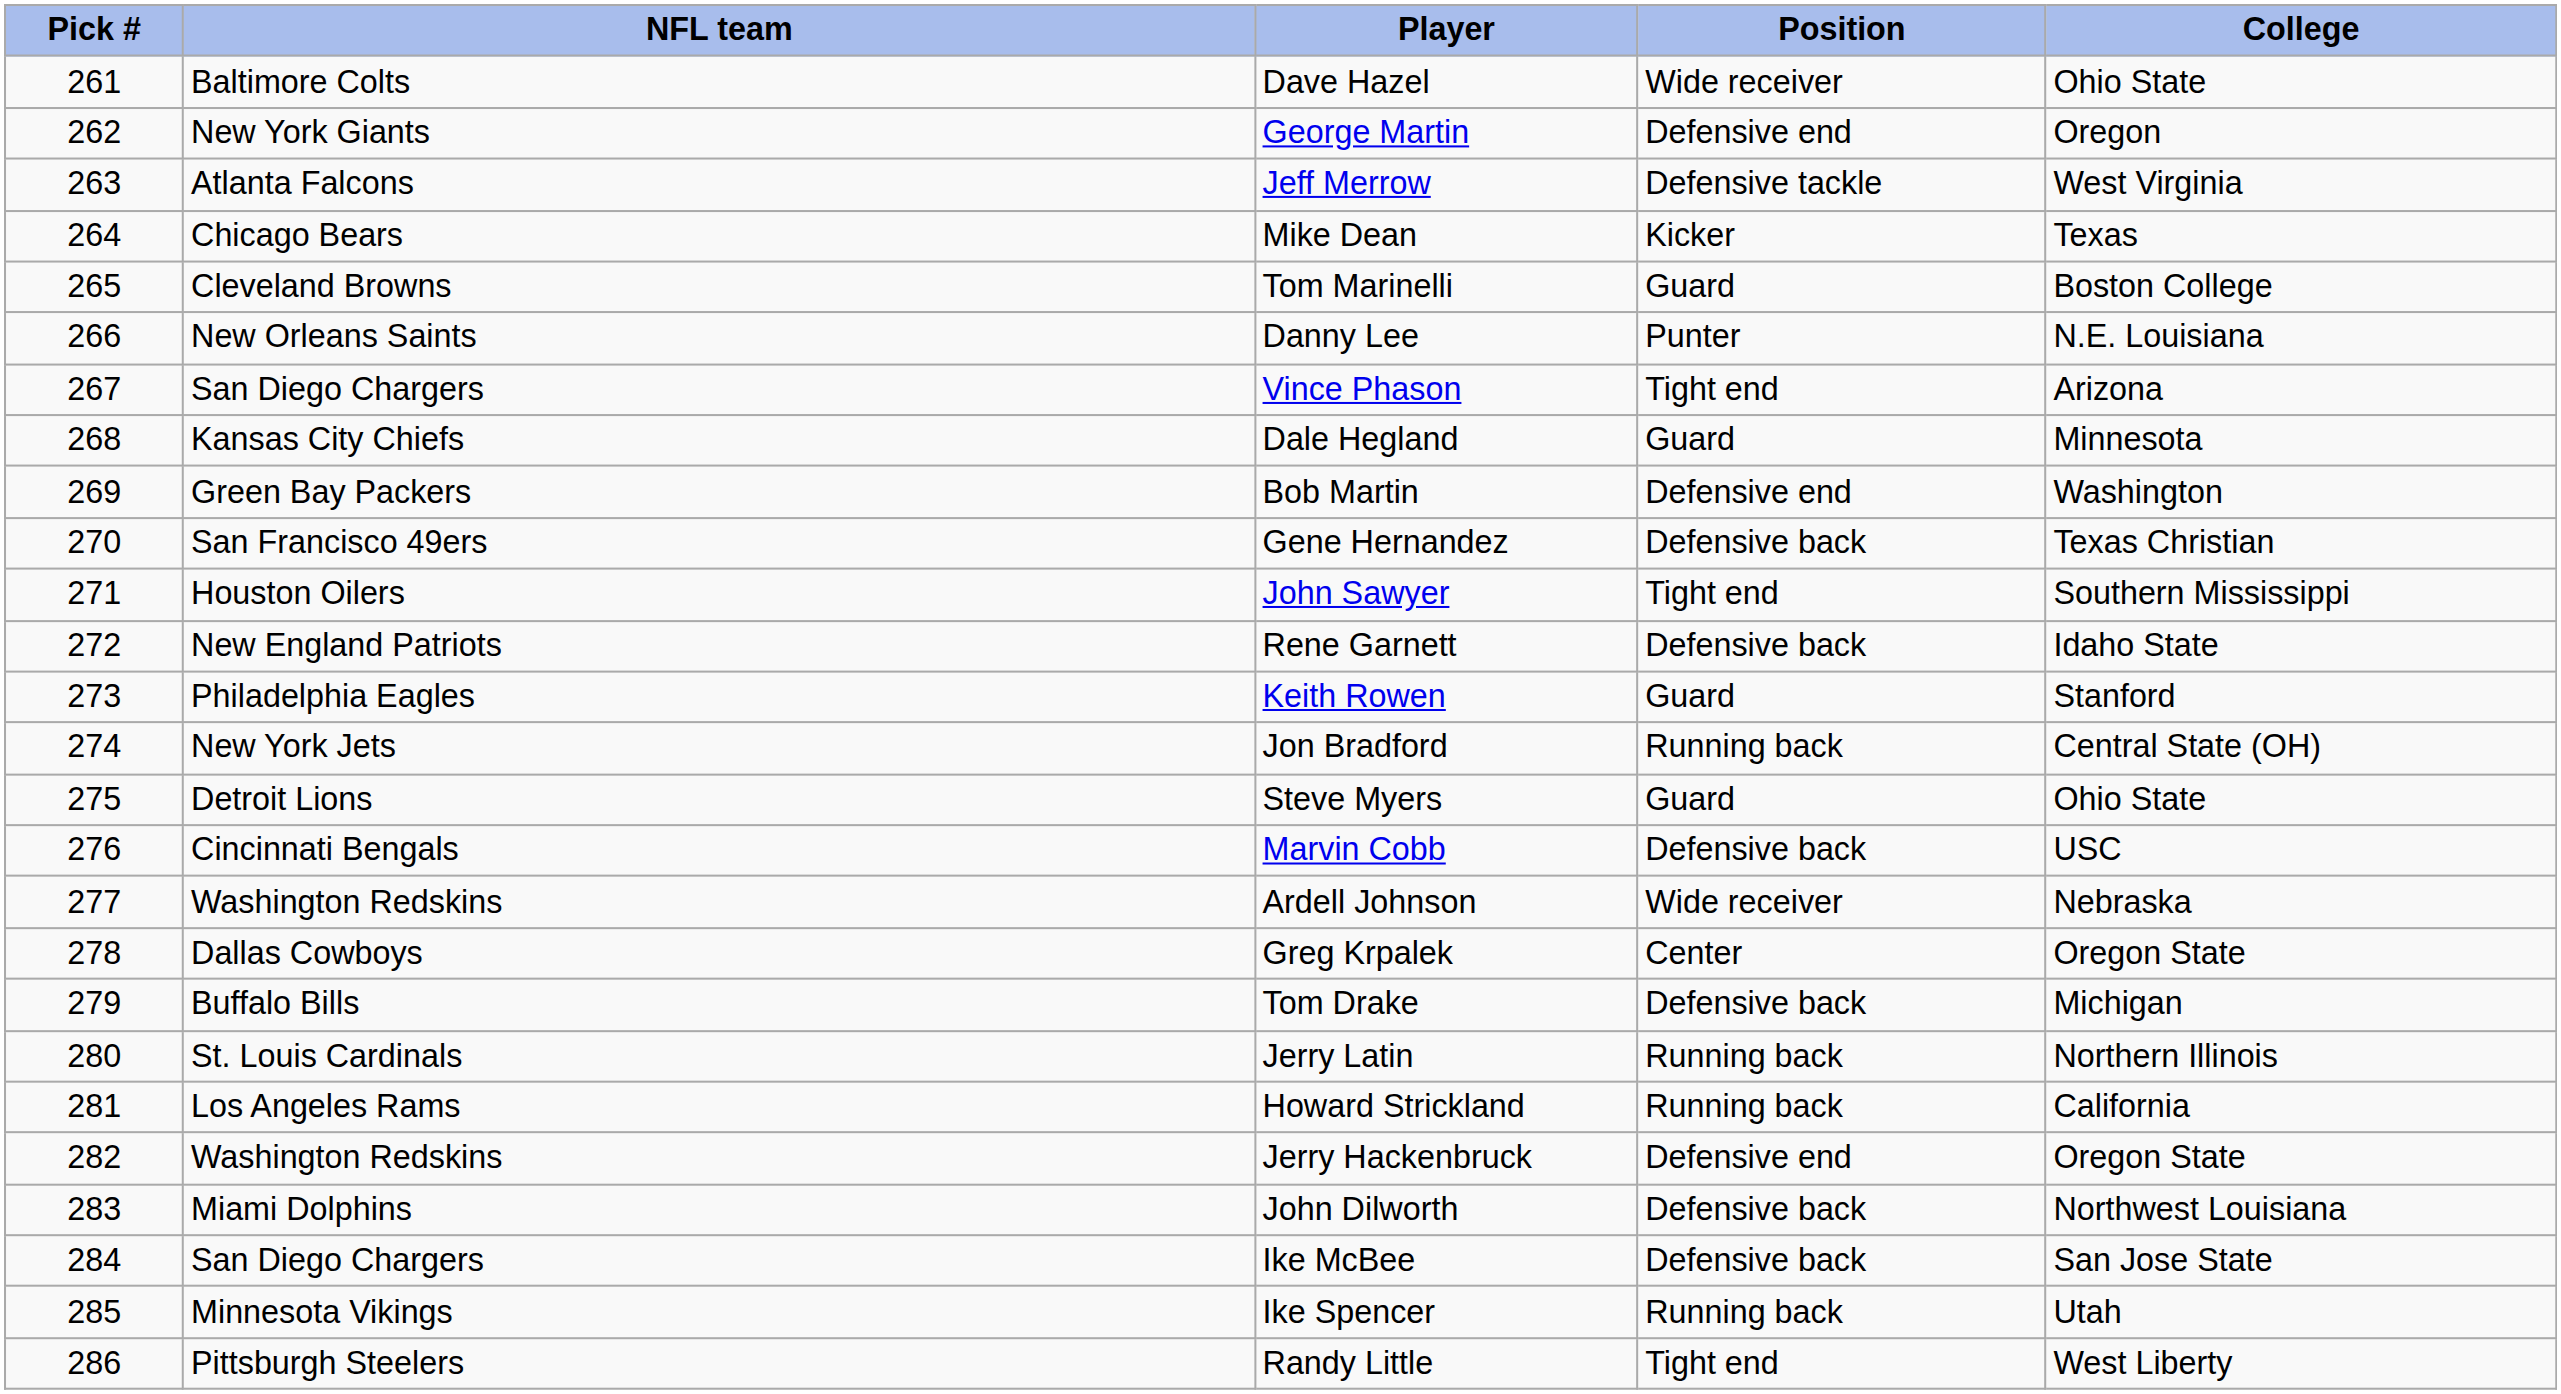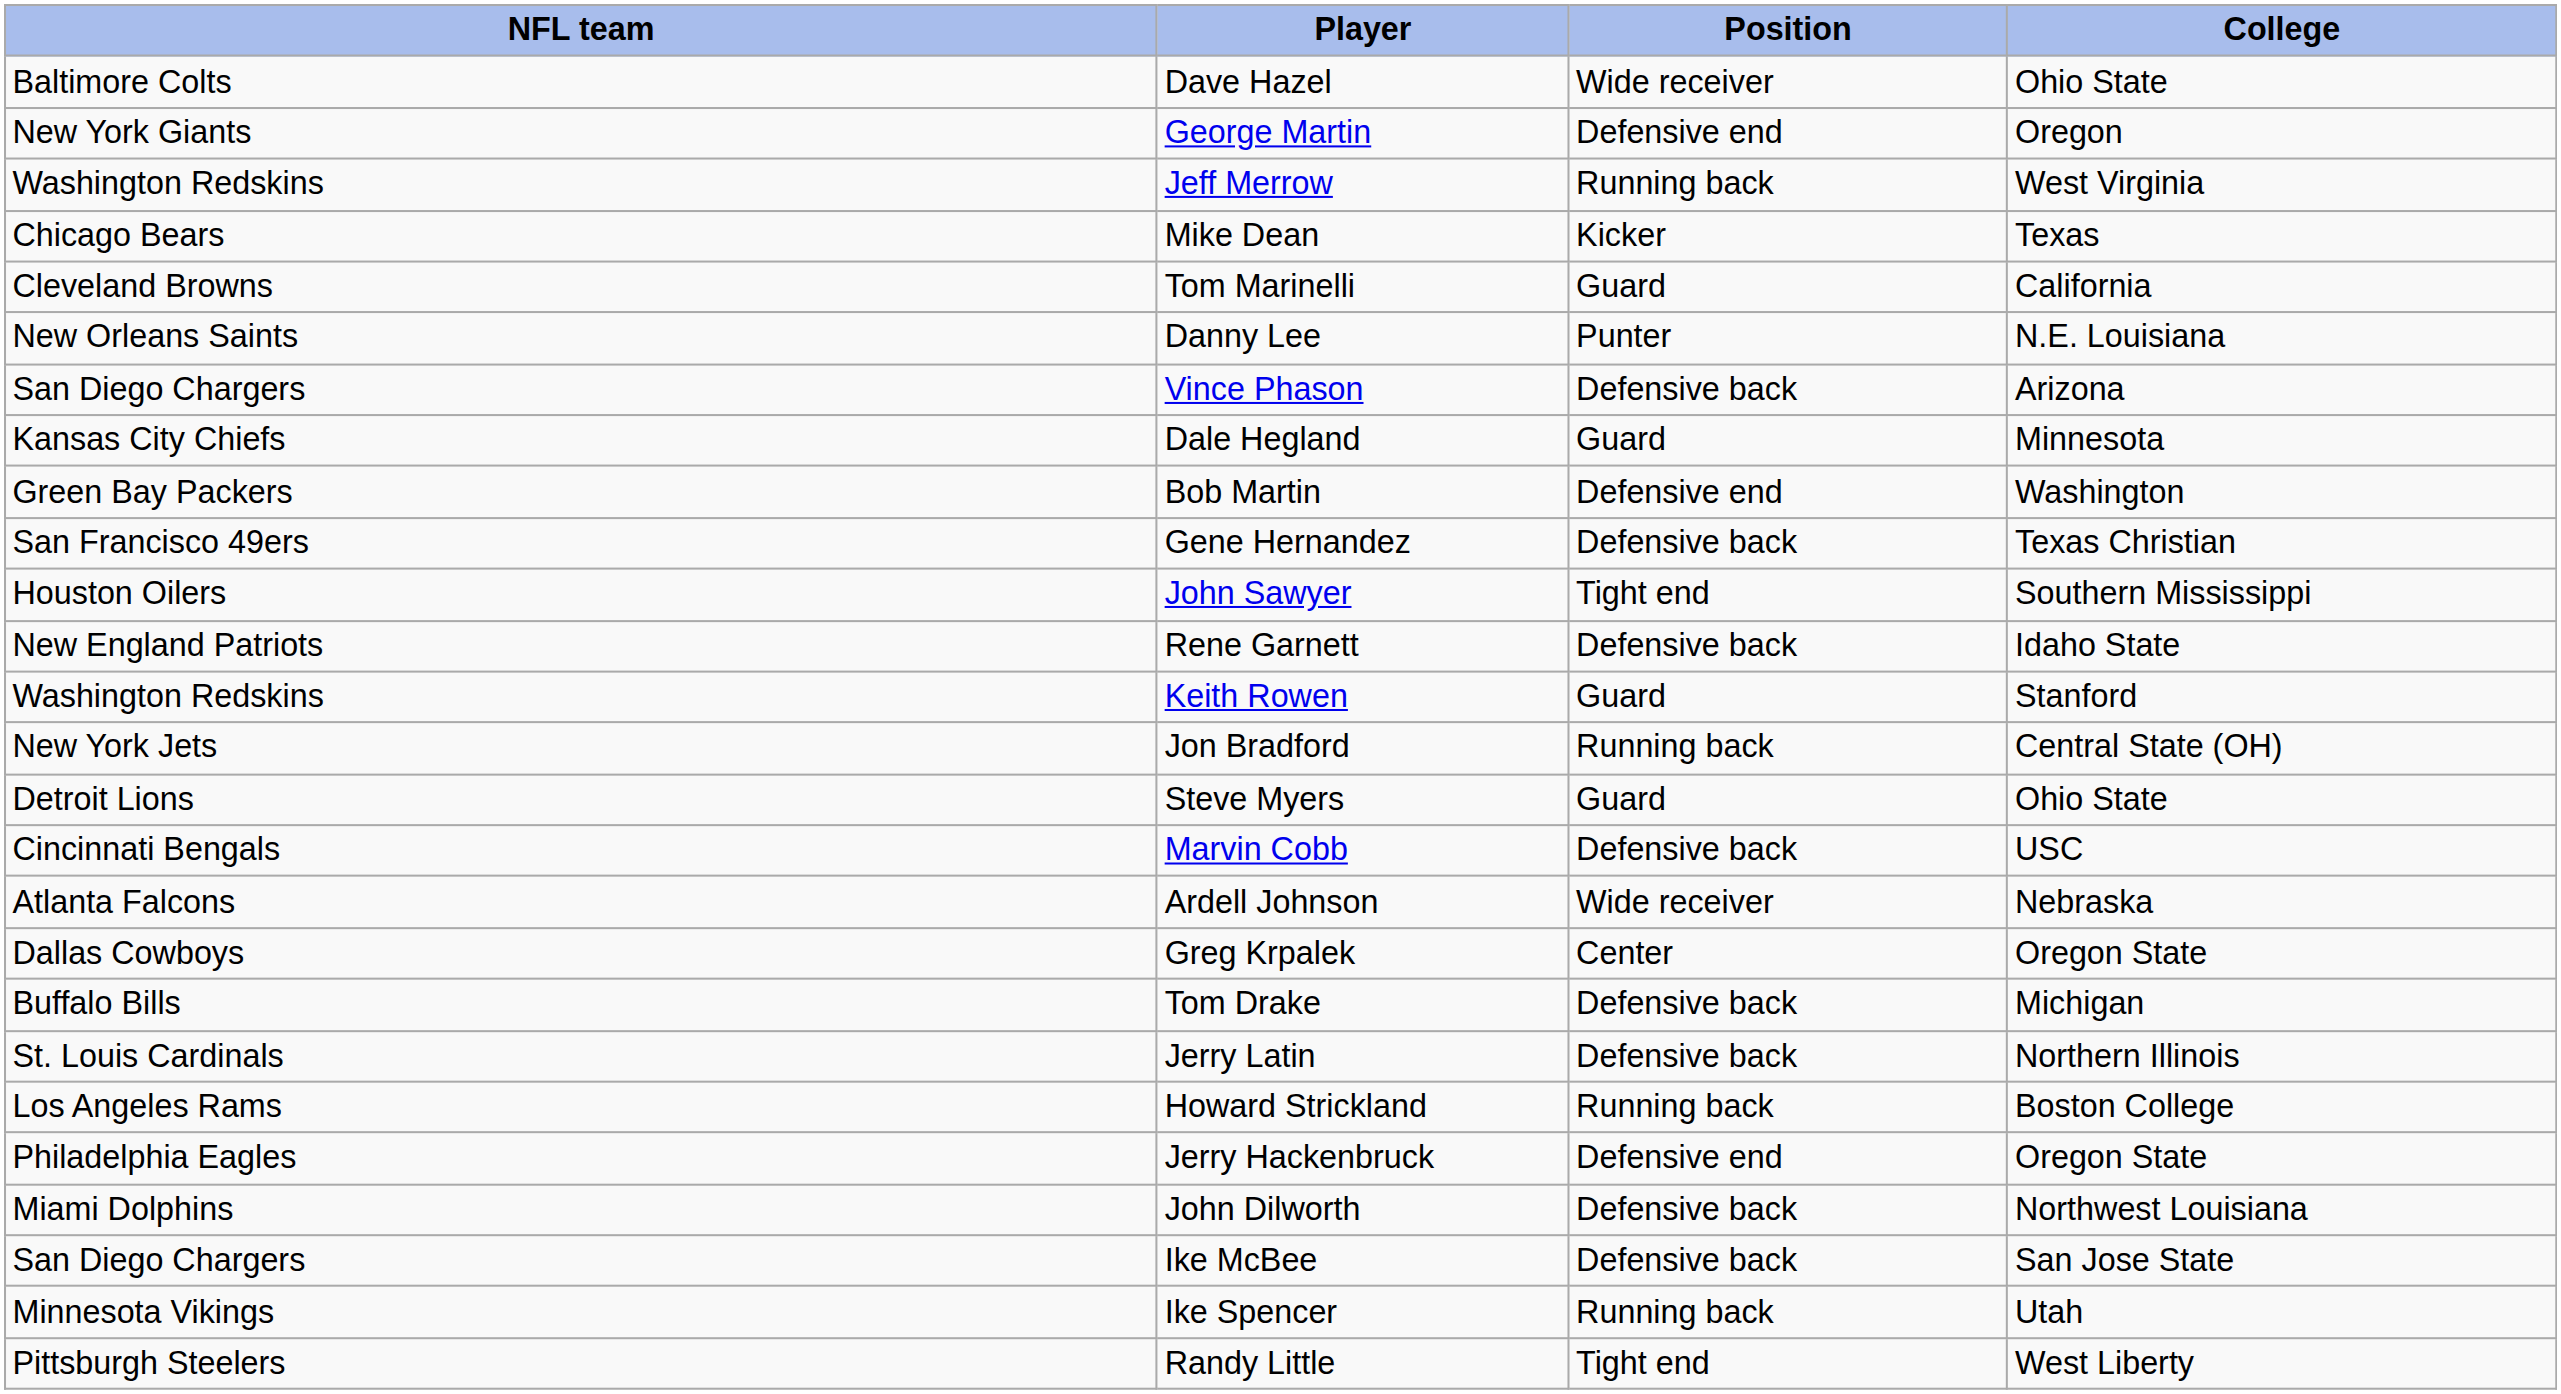- column: (94, 30)
(302, 183) Atlanta Falcons -> (168, 183) Washington Redskins
(1764, 183) Defensive tackle -> (1675, 183) Running back
(2163, 286) Boston College -> (2083, 286) California
(1712, 388) Tight end -> (1687, 388) Defensive back
(333, 696) Philadelphia Eagles -> (168, 696) Washington Redskins
(347, 901) Washington Redskins -> (124, 901) Atlanta Falcons
(1744, 1055) Running back -> (1687, 1055) Defensive back
(2122, 1106) California -> (2125, 1106) Boston College
(347, 1157) Washington Redskins -> (154, 1157) Philadelphia Eagles
